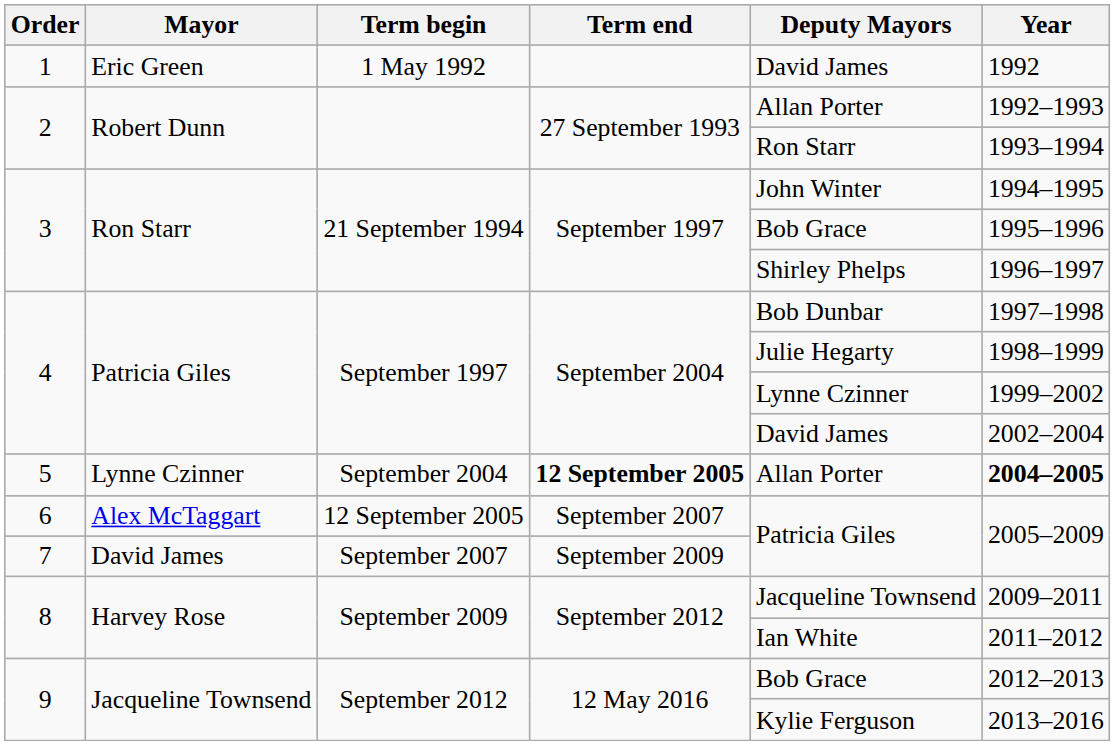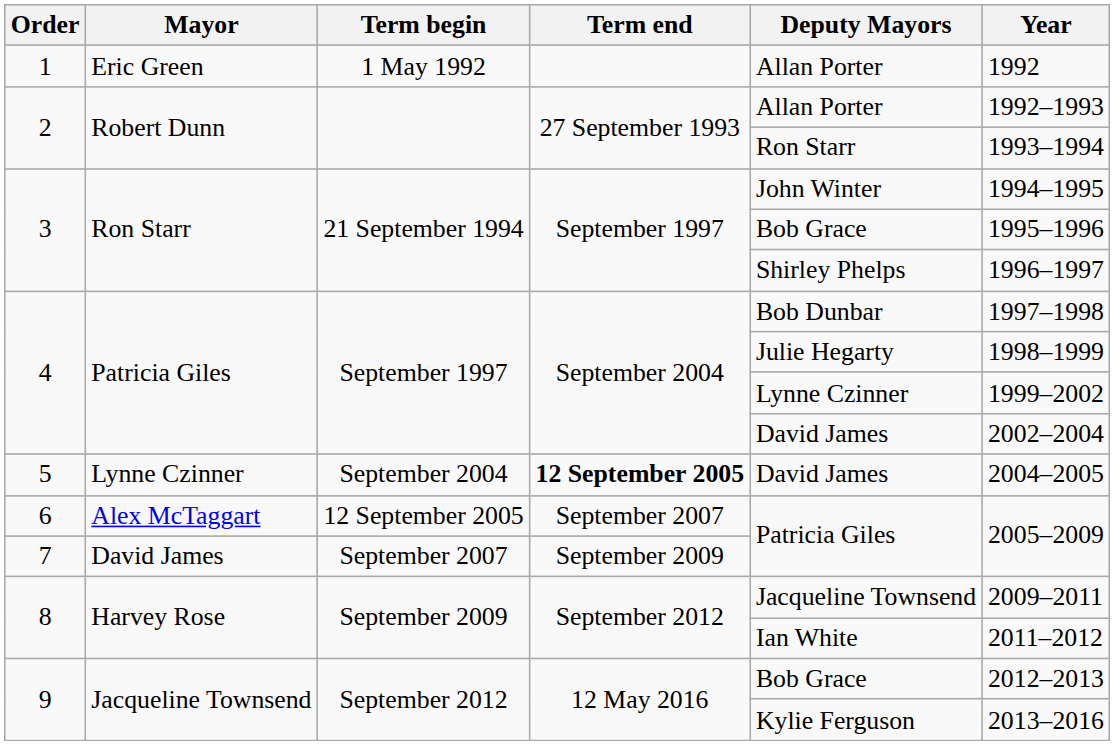(822, 65) David James -> (819, 65) Allan Porter
(819, 474) Allan Porter -> (822, 474) David James
(1046, 474) bold -> (1046, 474) normal
